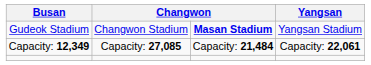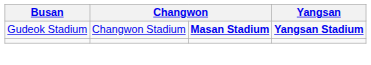(320, 30) normal -> (319, 30) bold
- row: (49, 47)
